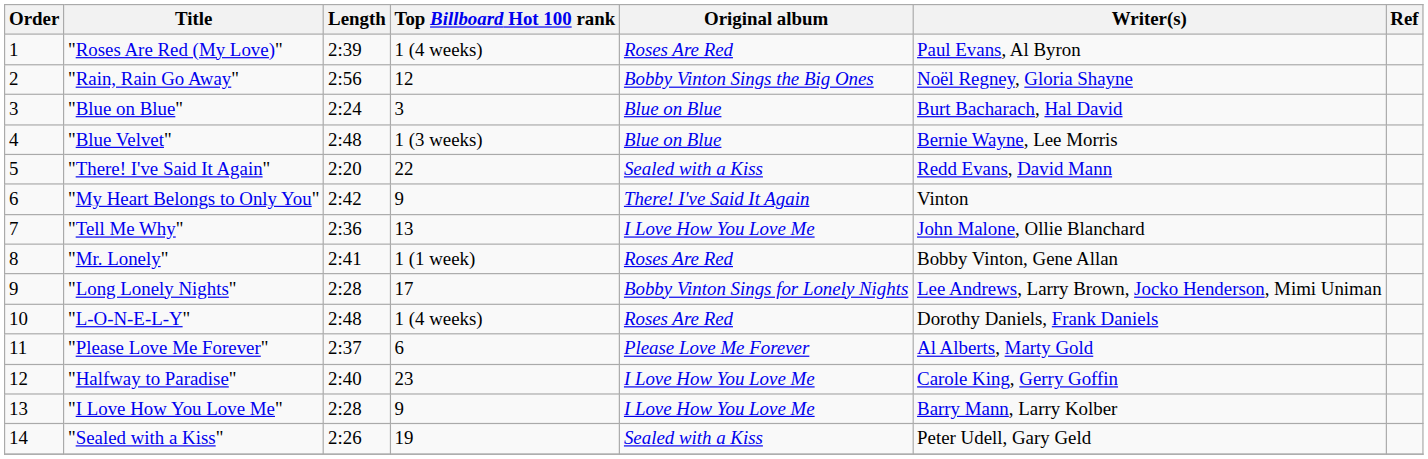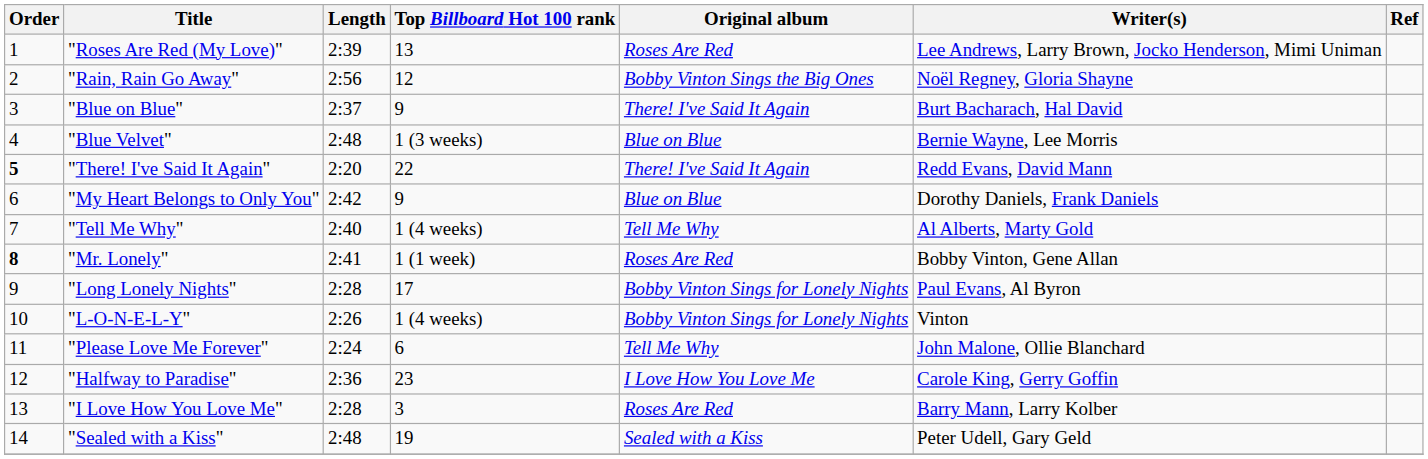(439, 49) 1 (4 weeks) -> (404, 49) 13
(999, 49) Paul Evans, Al Byron -> (1149, 49) Lee Andrews, Larry Brown, Jocko Henderson, Mimi Uniman
(345, 109) 2:24 -> (345, 109) 2:37
(399, 109) 3 -> (399, 109) 9
(673, 109) Blue on Blue -> (717, 109) There! I've Said It Again
(14, 169) normal -> (14, 169) bold
(693, 169) Sealed with a Kiss -> (717, 169) There! I've Said It Again
(717, 199) There! I've Said It Again -> (673, 199) Blue on Blue
(943, 199) Vinton -> (1038, 199) Dorothy Daniels, Frank Daniels
(345, 229) 2:36 -> (345, 229) 2:40
(404, 229) 13 -> (439, 229) 1 (4 weeks)
(719, 229) I Love How You Love Me -> (671, 229) Tell Me Why
(1031, 229) John Malone, Ollie Blanchard -> (1005, 229) Al Alberts, Marty Gold
(14, 259) normal -> (14, 259) bold
(1149, 288) Lee Andrews, Larry Brown, Jocko Henderson, Mimi Uniman -> (999, 288) Paul Evans, Al Byron
(345, 318) 2:48 -> (345, 318) 2:26
(678, 318) Roses Are Red -> (766, 318) Bobby Vinton Sings for Lonely Nights
(1038, 318) Dorothy Daniels, Frank Daniels -> (943, 318) Vinton
(345, 348) 2:37 -> (345, 348) 2:24
(717, 348) Please Love Me Forever -> (671, 348) Tell Me Why
(1005, 348) Al Alberts, Marty Gold -> (1031, 348) John Malone, Ollie Blanchard
(345, 378) 2:40 -> (345, 378) 2:36
(399, 408) 9 -> (399, 408) 3
(719, 408) I Love How You Love Me -> (678, 408) Roses Are Red
(345, 438) 2:26 -> (345, 438) 2:48
